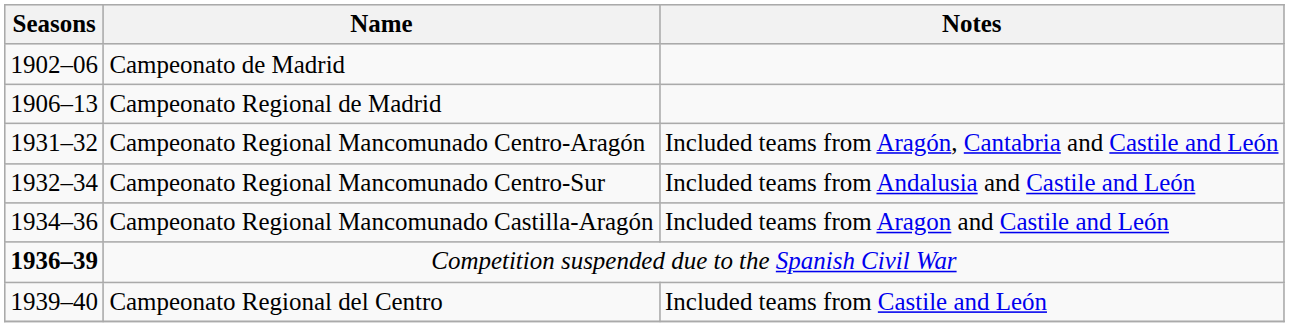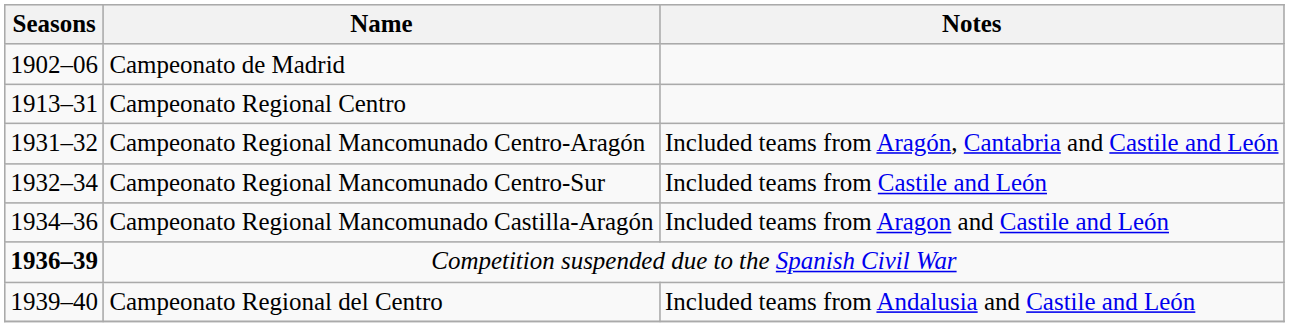- row: (275, 103)
+ row: (258, 103)
(930, 182) Included teams from Andalusia and Castile and León -> (856, 182) Included teams from Castile and León
(856, 301) Included teams from Castile and León -> (930, 301) Included teams from Andalusia and Castile and León
